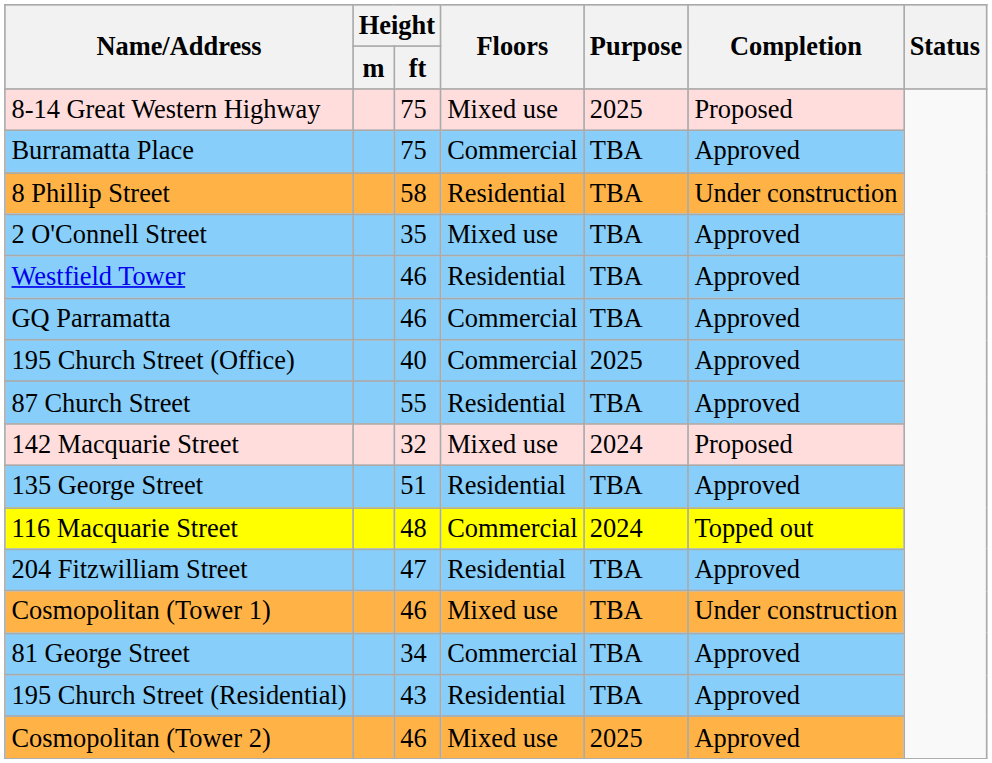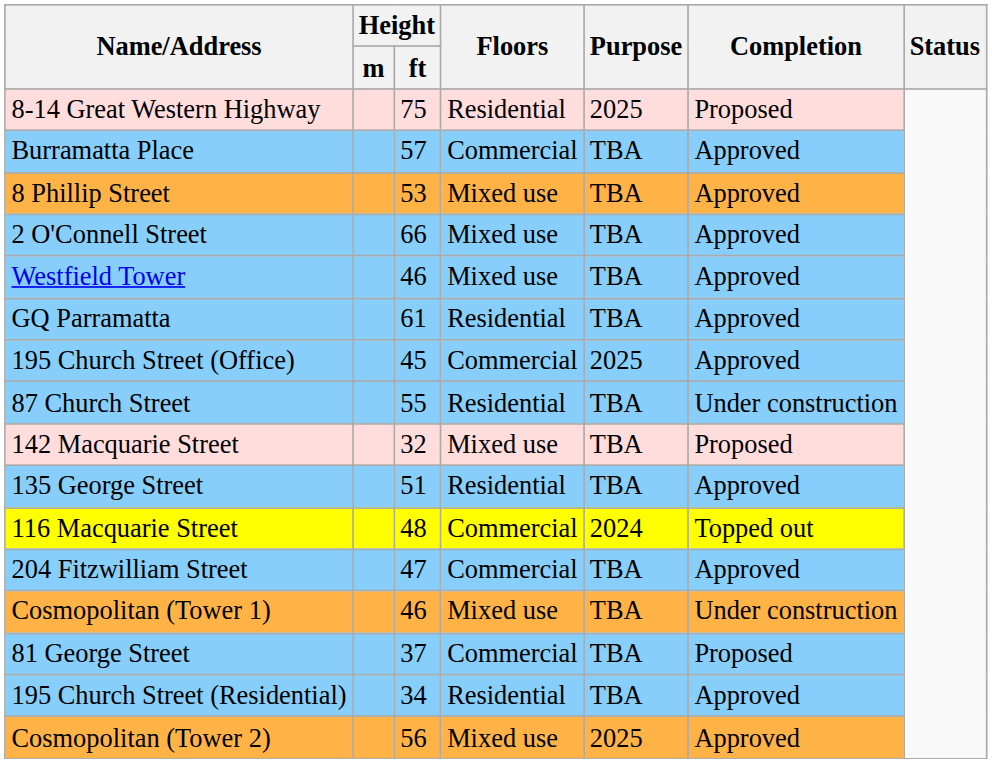(503, 109) Mixed use -> (507, 109) Residential
(413, 151) 75 -> (413, 151) 57
(413, 192) 58 -> (413, 192) 53
(507, 192) Residential -> (503, 192) Mixed use
(796, 192) Under construction -> (747, 192) Approved
(413, 234) 35 -> (413, 234) 66
(507, 276) Residential -> (503, 276) Mixed use
(413, 318) 46 -> (413, 318) 61
(512, 318) Commercial -> (507, 318) Residential
(413, 360) 40 -> (413, 360) 45
(747, 402) Approved -> (796, 402) Under construction
(616, 444) 2024 -> (616, 444) TBA
(507, 569) Residential -> (512, 569) Commercial
(413, 653) 34 -> (413, 653) 37
(747, 653) Approved -> (744, 653) Proposed
(413, 695) 43 -> (413, 695) 34
(413, 737) 46 -> (413, 737) 56
